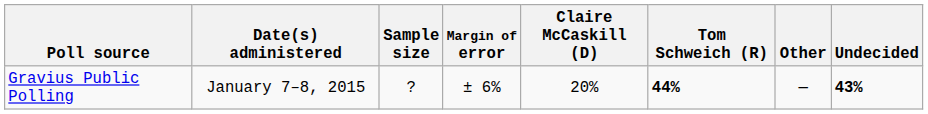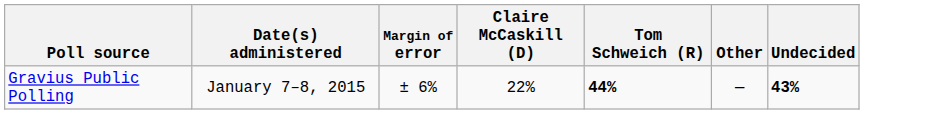- column: (411, 44)
(584, 88) 20% -> (521, 88) 22%
